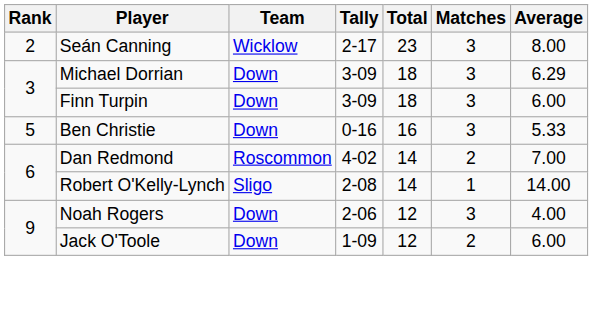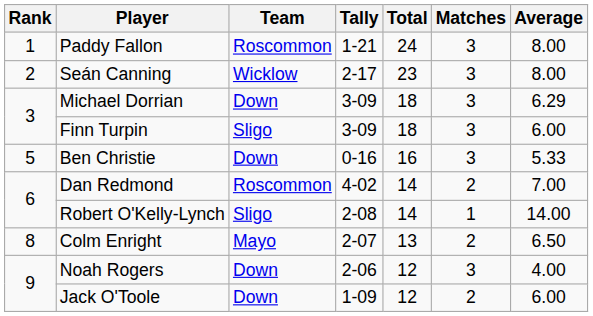+ row: (111, 46)
(255, 102) Down -> (253, 130) Sligo
+ row: (111, 241)
